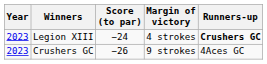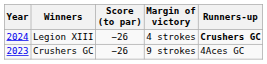(18, 37) 2023 -> (18, 37) 2024
(120, 37) −24 -> (120, 37) −26
